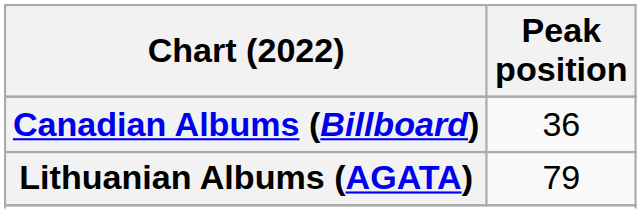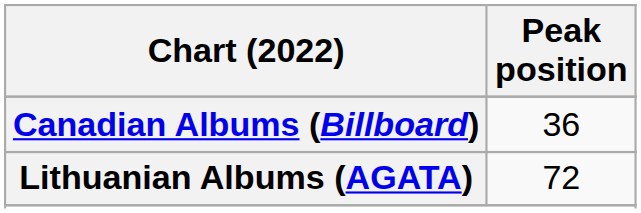(561, 177) 79 -> (561, 177) 72
